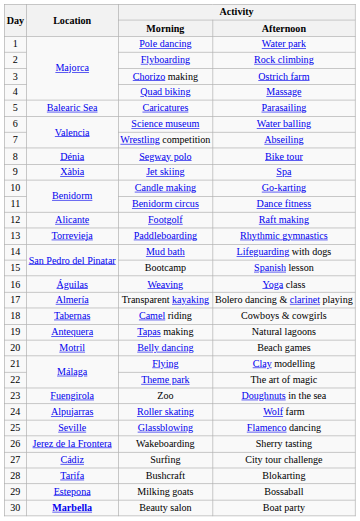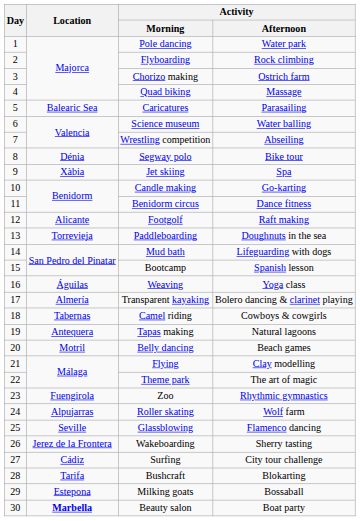(284, 236) Rhythmic gymnastics -> (284, 236) Doughnuts in the sea
(284, 396) Doughnuts in the sea -> (284, 396) Rhythmic gymnastics
